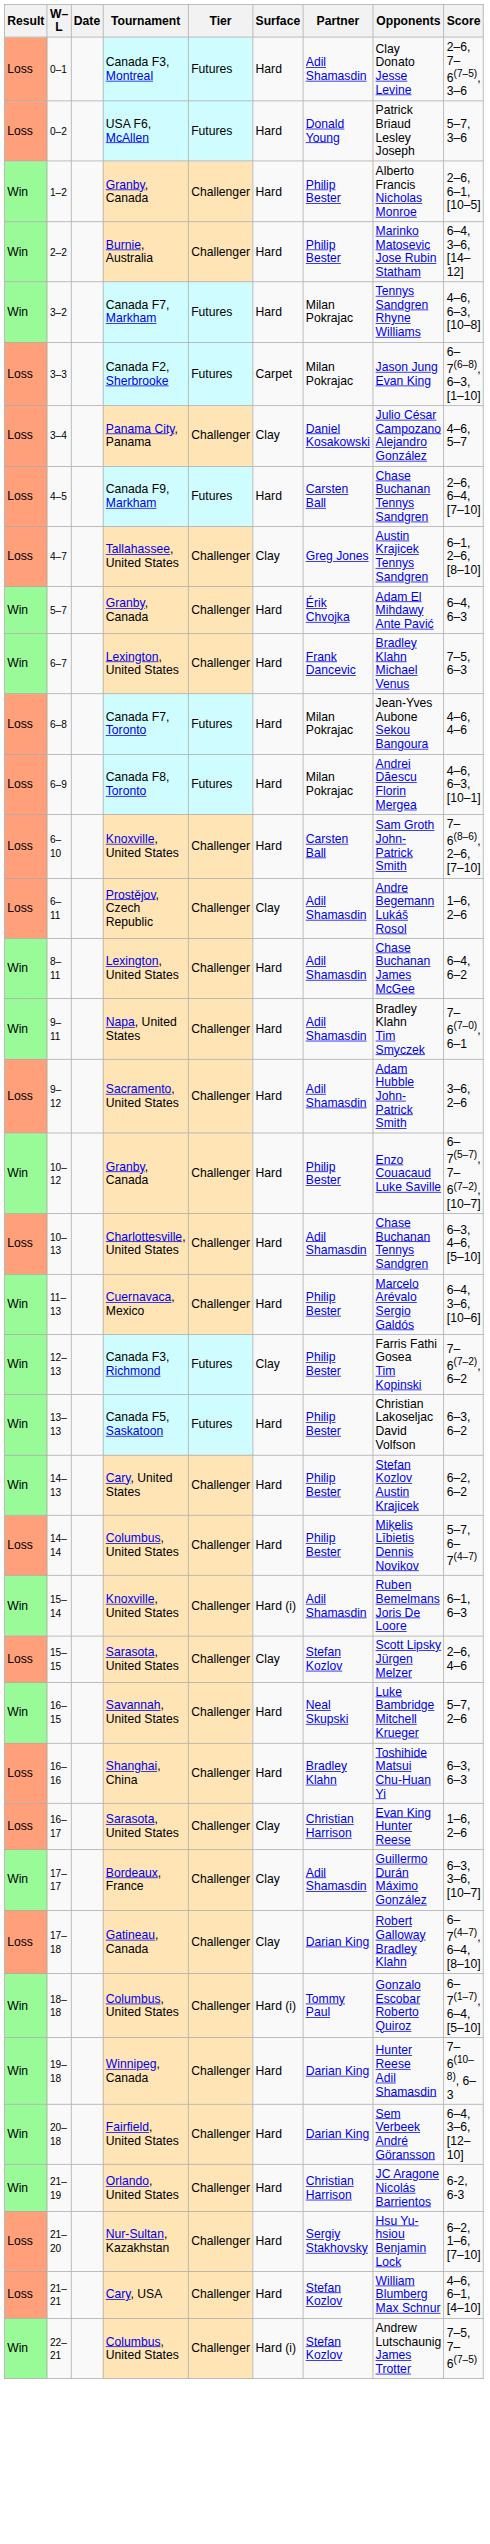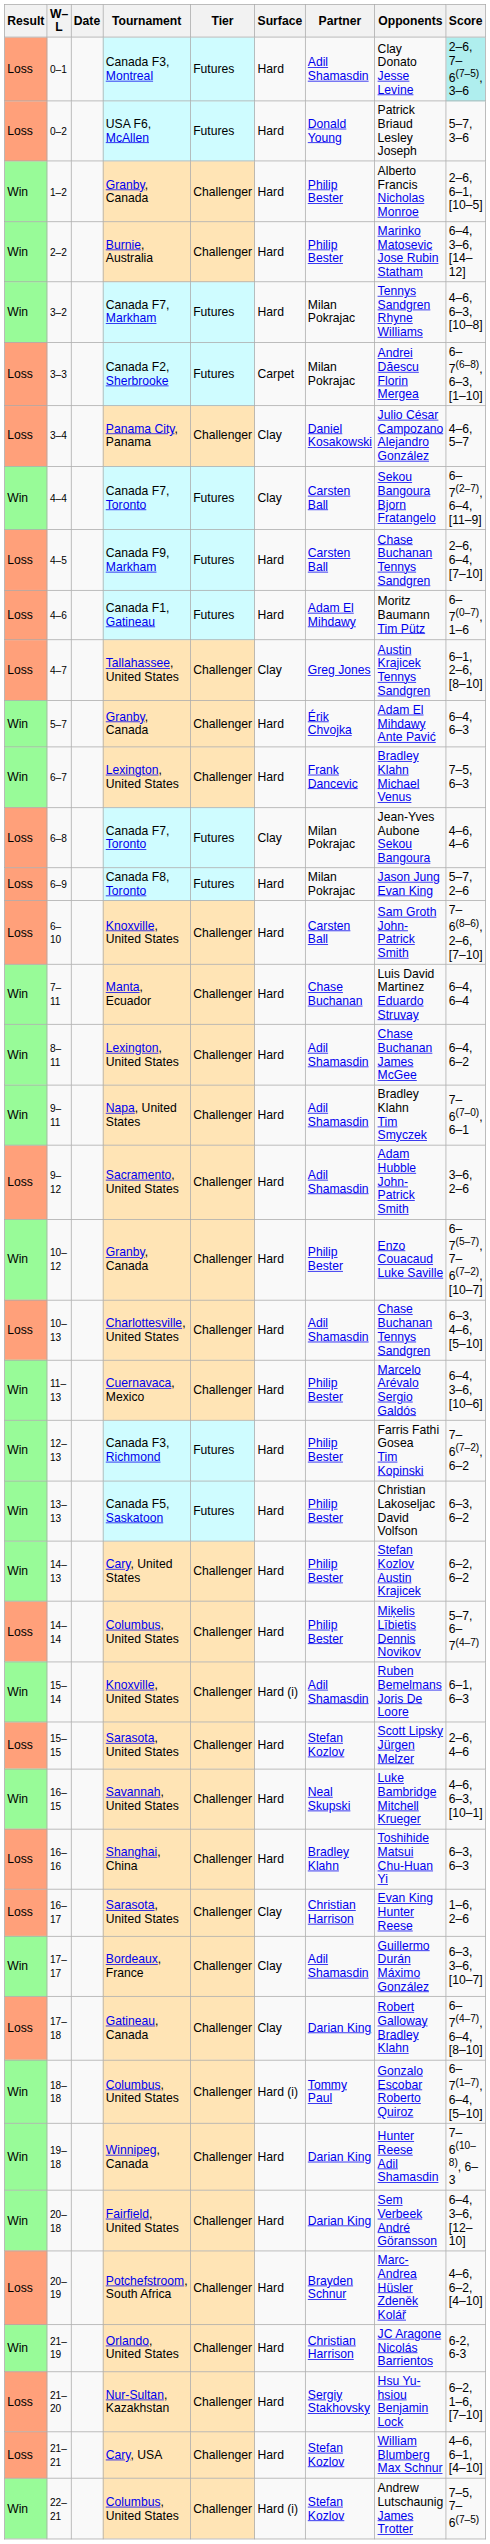(464, 69) no background -> (466, 69) paleturquoise background
(407, 374) Jason Jung Evan King -> (398, 374) Andrei Dăescu Florin Mergea
+ row: (58, 498)
+ row: (58, 615)
(269, 724) Hard -> (270, 837) Clay
(396, 784) Andrei Dăescu Florin Mergea -> (409, 884) Jason Jung Evan King
(464, 784) 4–6, 6–3, [10–1] -> (461, 884) 5–7, 2–6
- row: (56, 909)
+ row: (56, 995)
(268, 1364) Clay -> (271, 1450) Hard
(268, 1659) Clay -> (271, 1745) Hard
(459, 1712) 5–7, 2–6 -> (466, 1799) 4–6, 6–3, [10–1]
+ row: (58, 2288)
